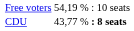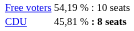(71, 22) 43,77 % -> (71, 22) 45,81 %
